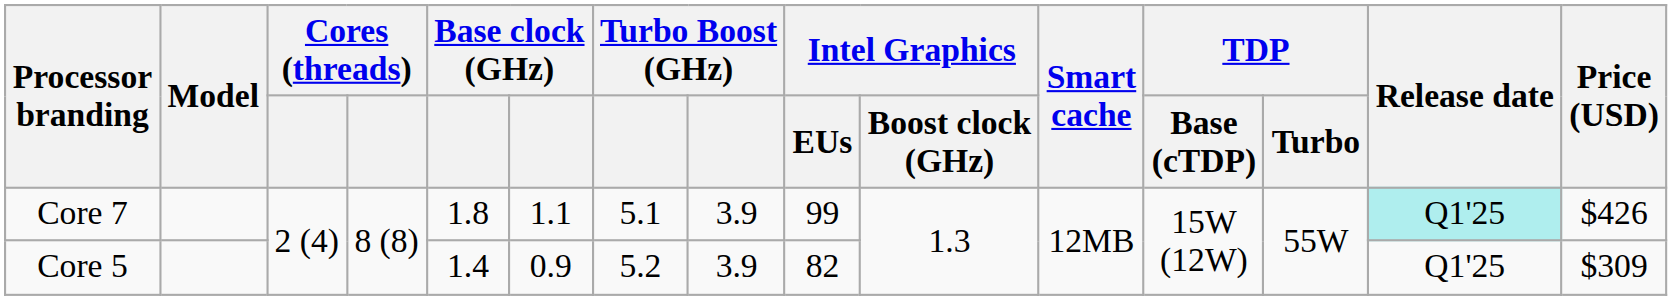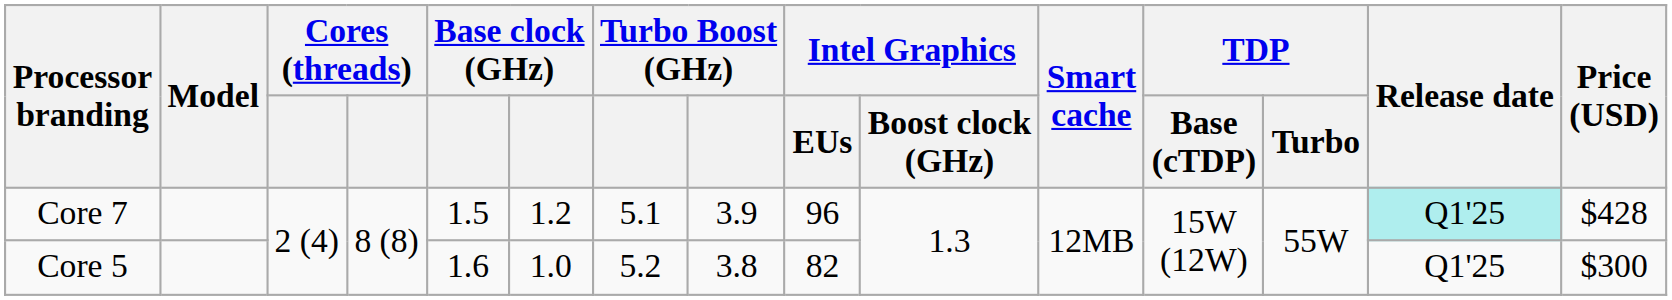(468, 213) 1.8 -> (468, 213) 1.5
(551, 213) 1.1 -> (551, 213) 1.2
(822, 213) 99 -> (822, 213) 96
(1614, 213) $426 -> (1614, 213) $428
(468, 266) 1.4 -> (468, 266) 1.6
(551, 266) 0.9 -> (551, 266) 1.0
(737, 266) 3.9 -> (737, 266) 3.8
(1614, 266) $309 -> (1614, 266) $300
